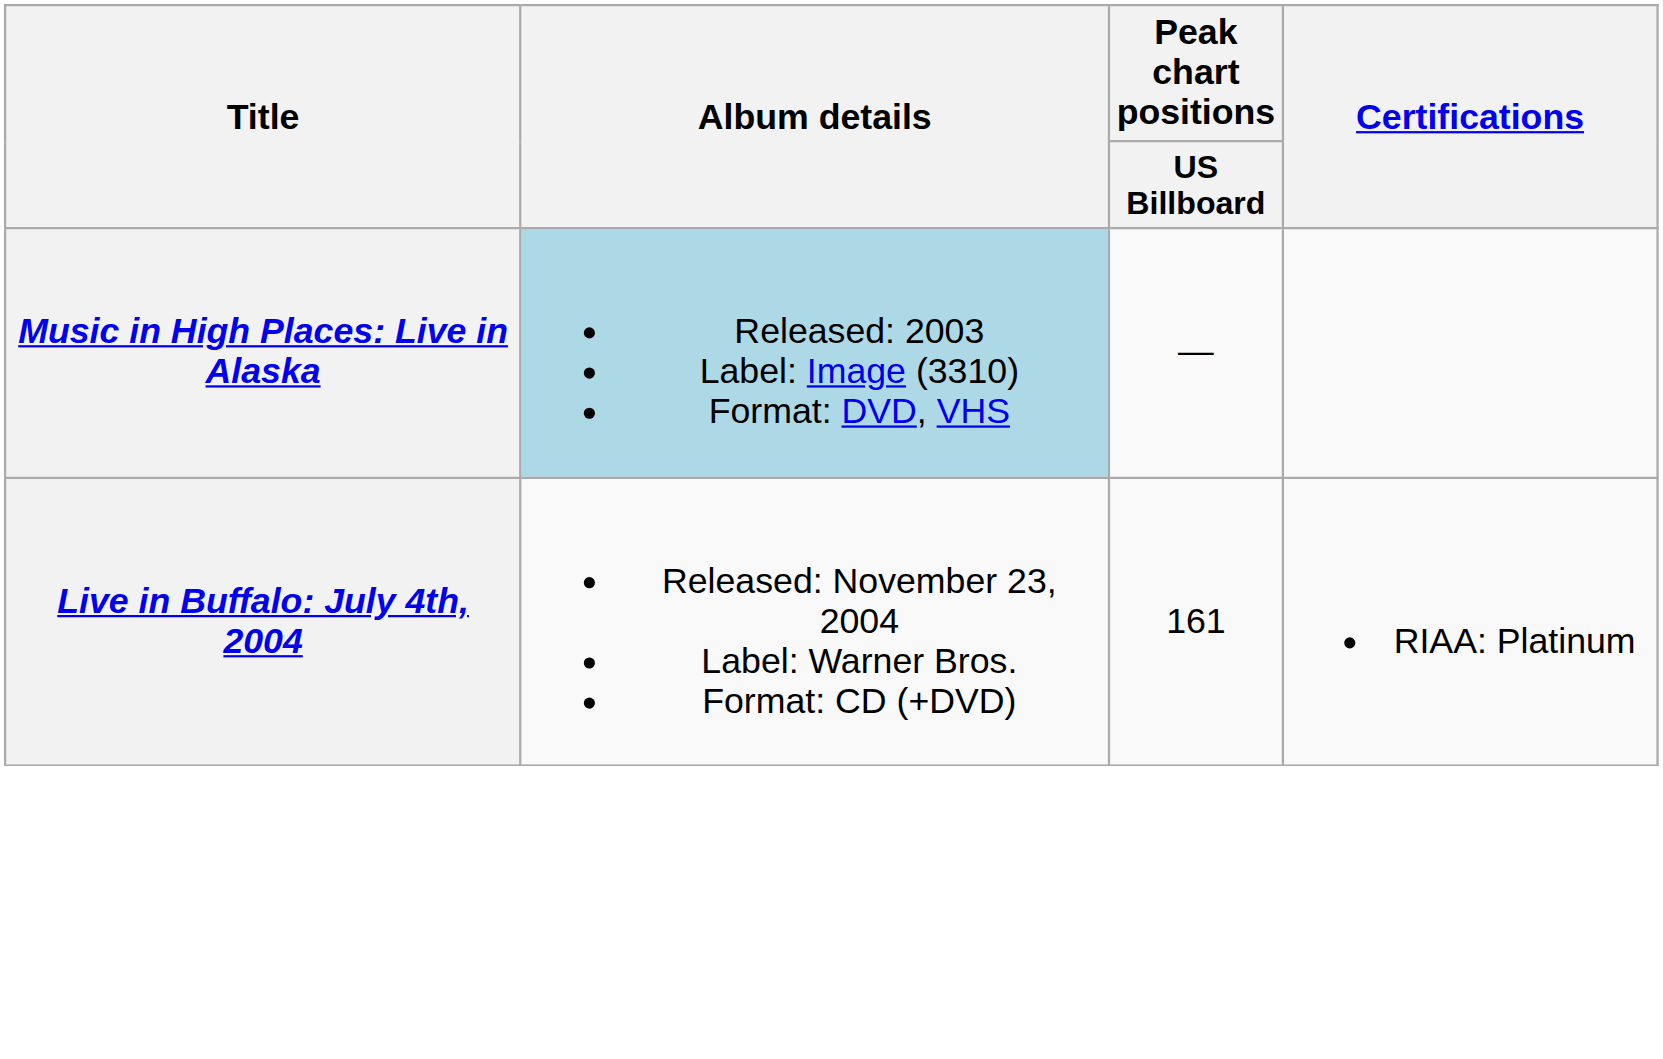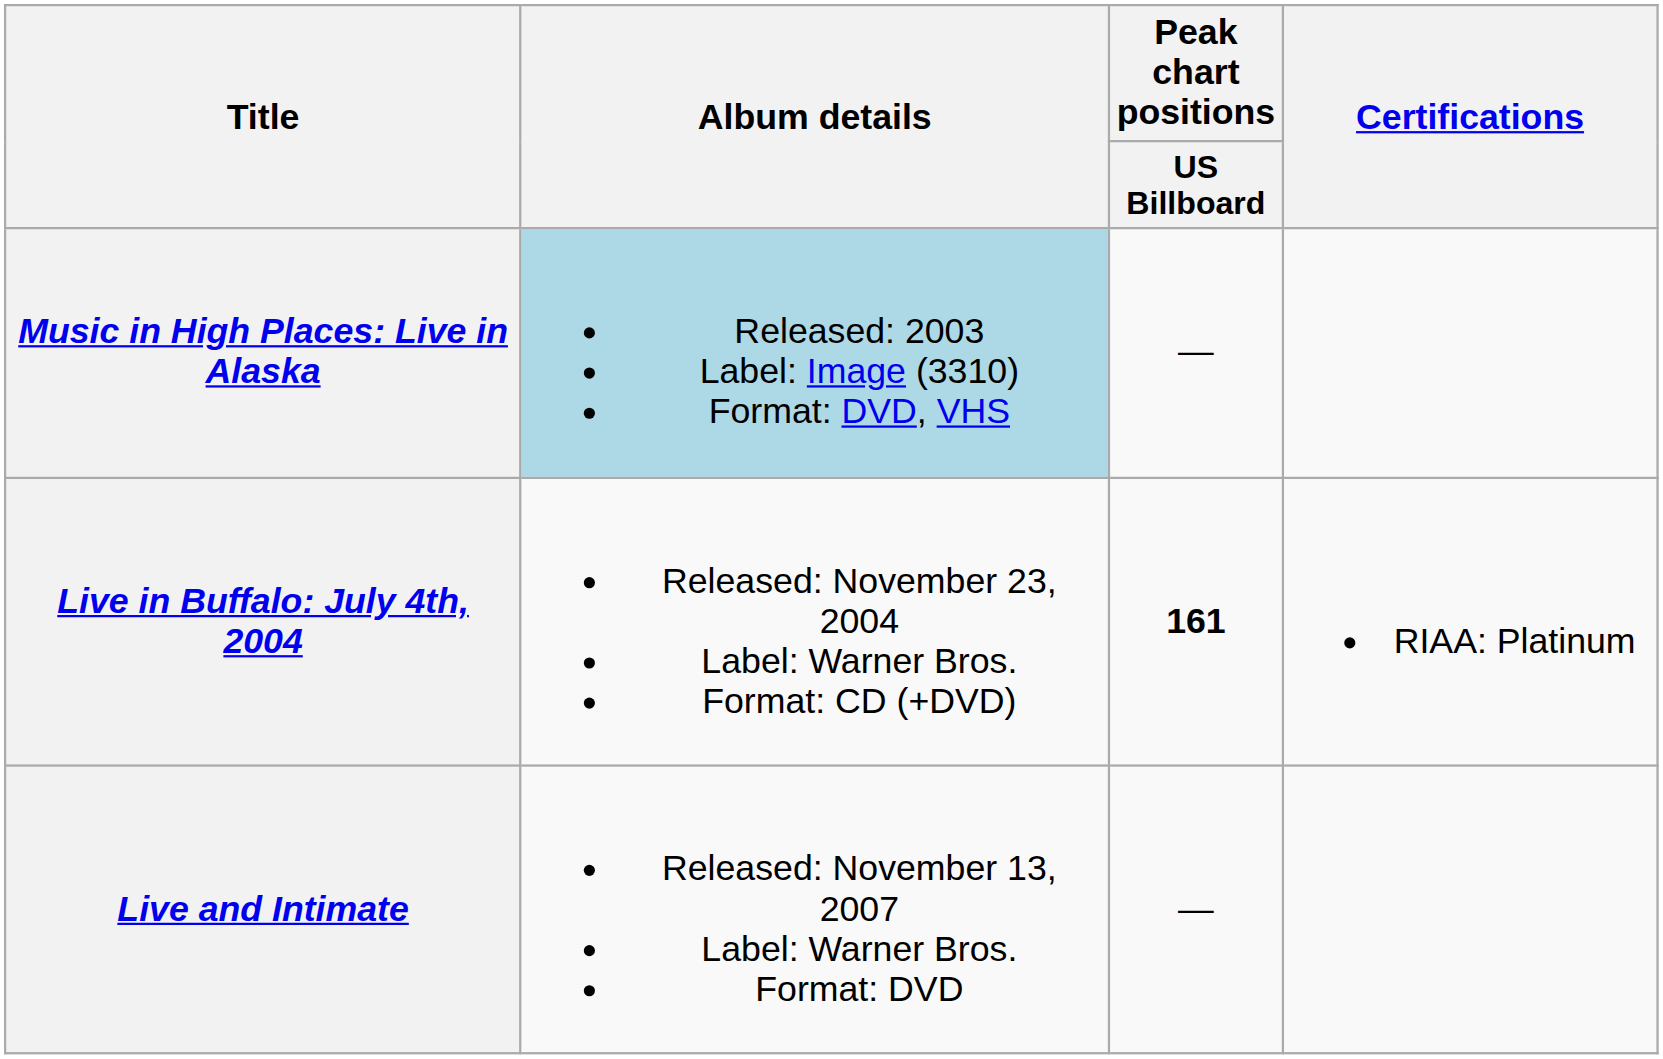(1196, 620) normal -> (1196, 620) bold
+ row: (263, 908)
